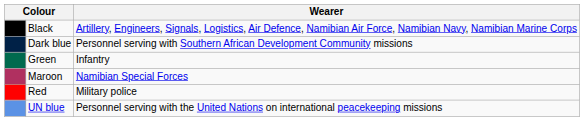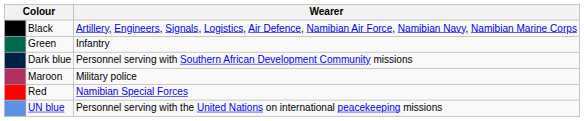rows swapped: (42, 60) <-> (50, 44)
(132, 76) Namibian Special Forces -> (106, 76) Military police
(106, 92) Military police -> (132, 92) Namibian Special Forces
